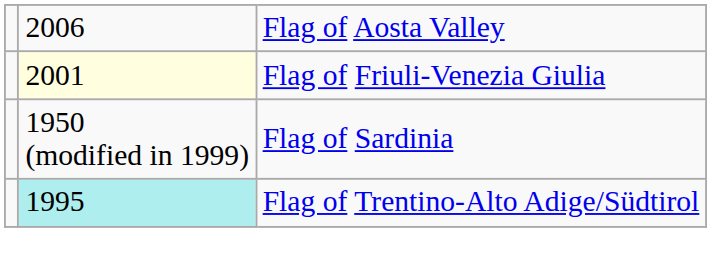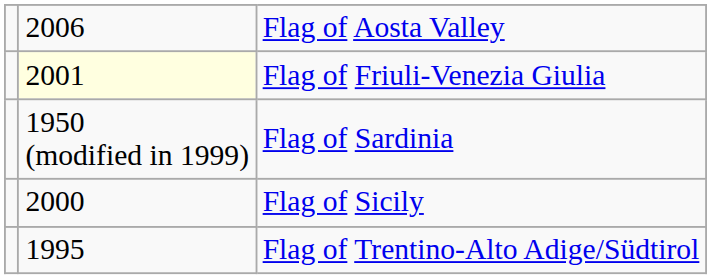+ row: (343, 202)
(55, 202) paleturquoise background -> (55, 249) no background
